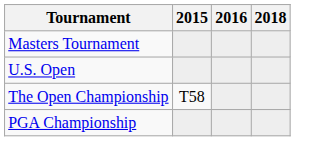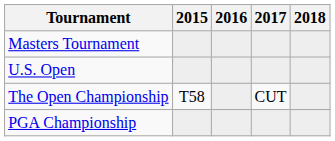+ column: (271, 17)
